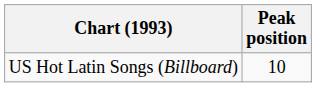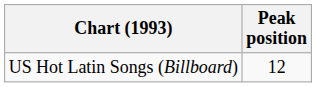(277, 67) 10 -> (277, 67) 12
